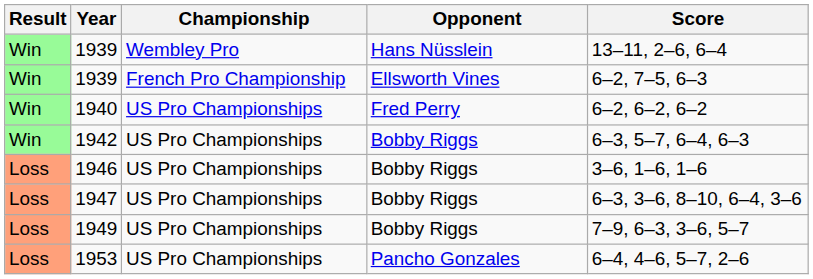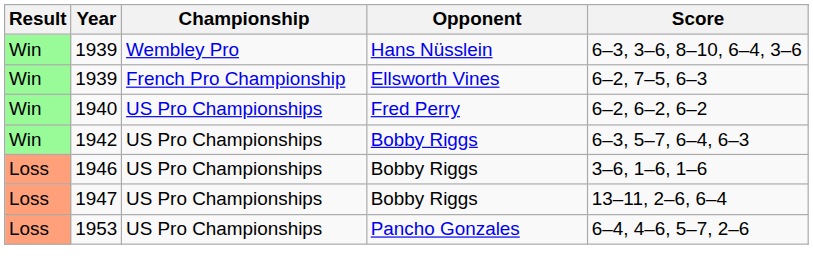(659, 49) 13–11, 2–6, 6–4 -> (697, 49) 6–3, 3–6, 8–10, 6–4, 3–6
(697, 199) 6–3, 3–6, 8–10, 6–4, 3–6 -> (659, 199) 13–11, 2–6, 6–4
- row: (96, 229)
